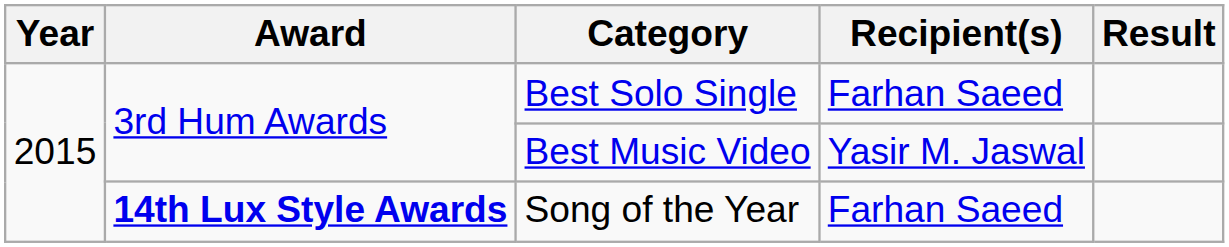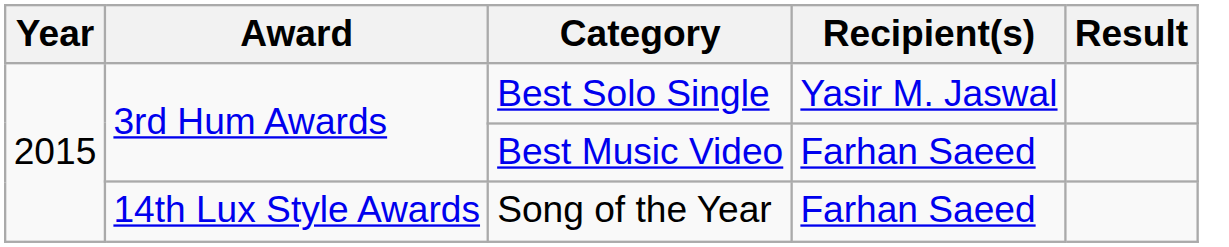(945, 92) Farhan Saeed -> (929, 92) Yasir M. Jaswal
(956, 151) Yasir M. Jaswal -> (918, 151) Farhan Saeed
(310, 210) bold -> (297, 210) normal
